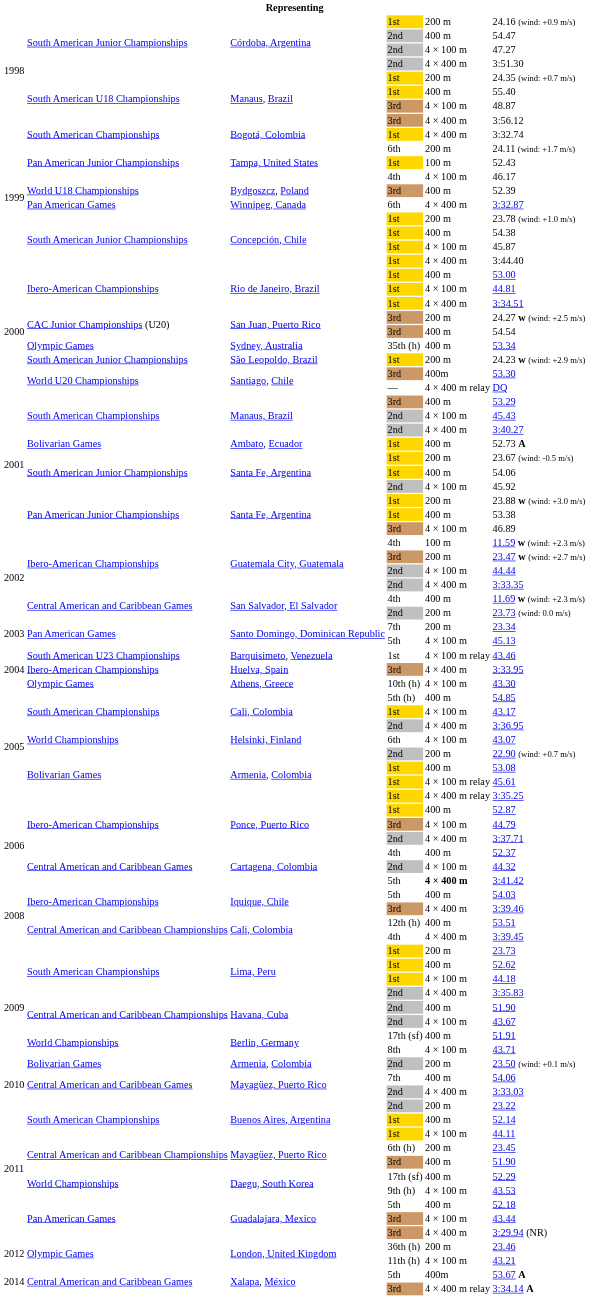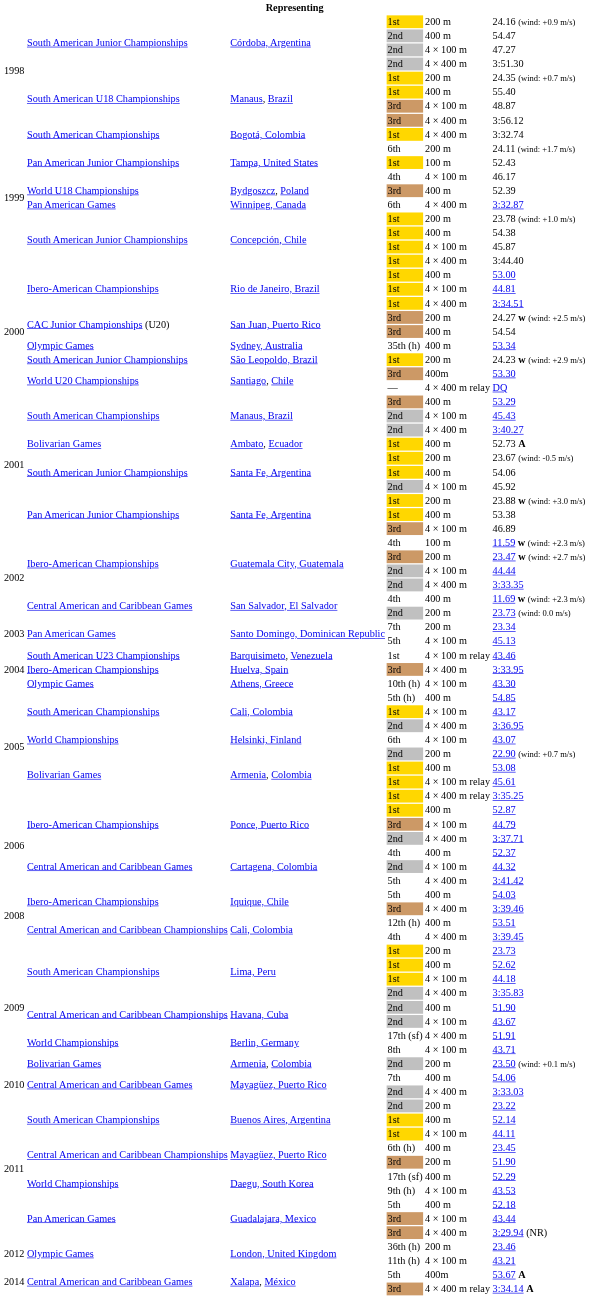(446, 880) bold -> (446, 880) normal
(438, 1035) 400 m -> (446, 1035) 4 × 400 m
(438, 1148) 200 m -> (438, 1148) 400 m
(438, 1162) 400 m -> (438, 1162) 200 m
